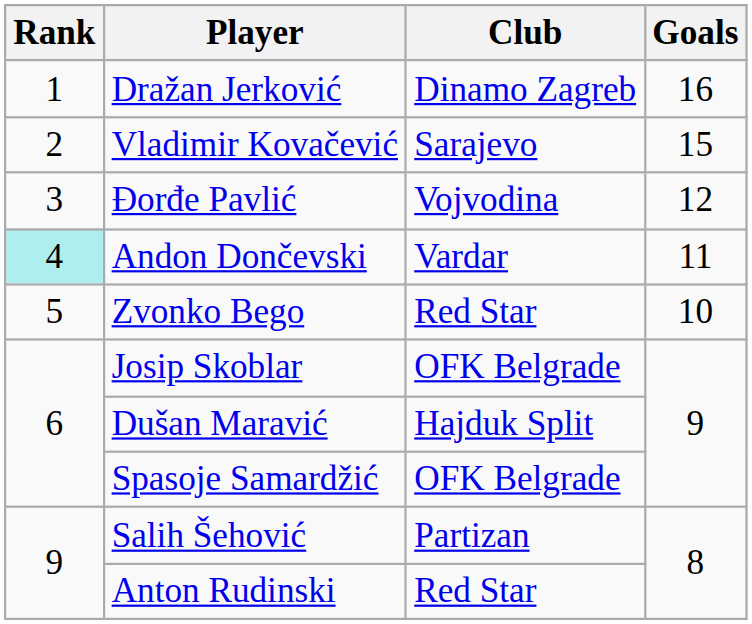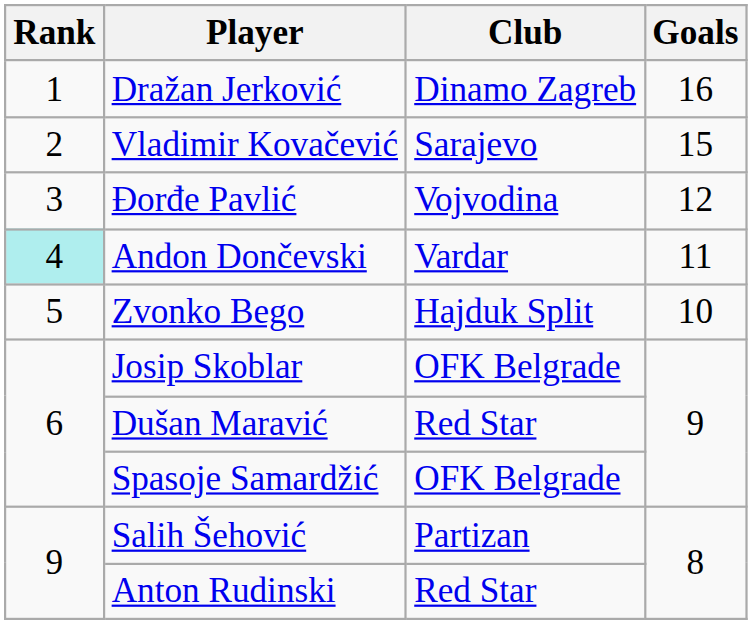(475, 311) Red Star -> (504, 311) Hajduk Split
(504, 423) Hajduk Split -> (475, 423) Red Star
